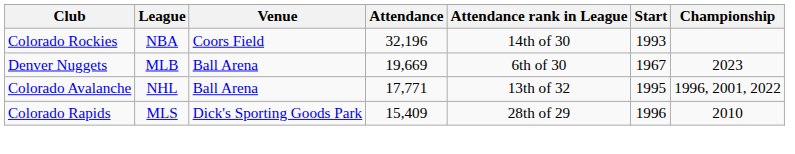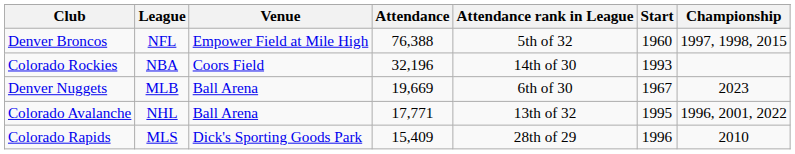+ row: (58, 40)
